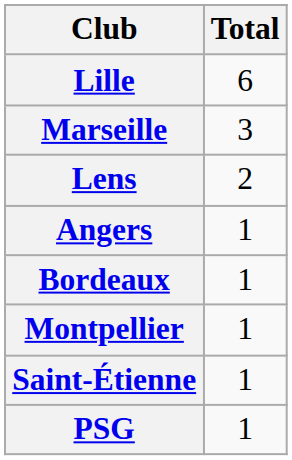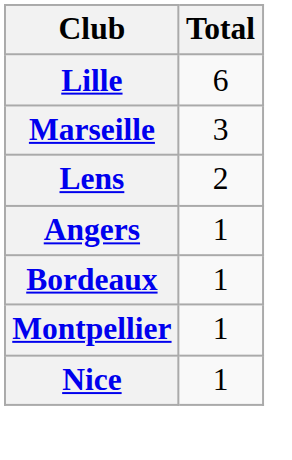+ row: (92, 379)
- row: (104, 379)
- row: (104, 429)
